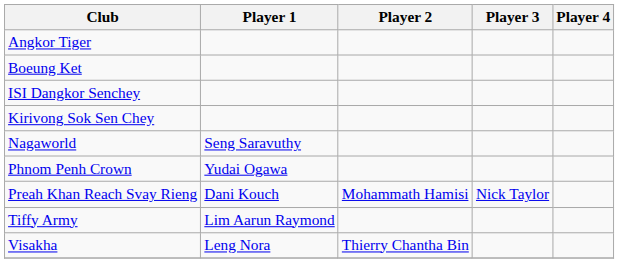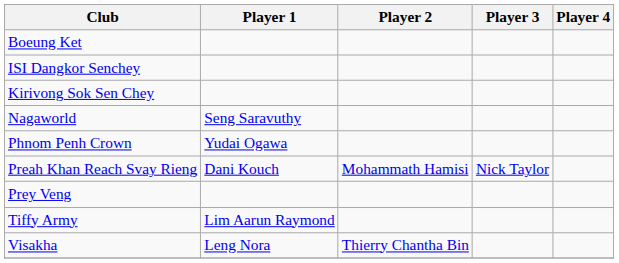- row: (50, 42)
+ row: (40, 194)
